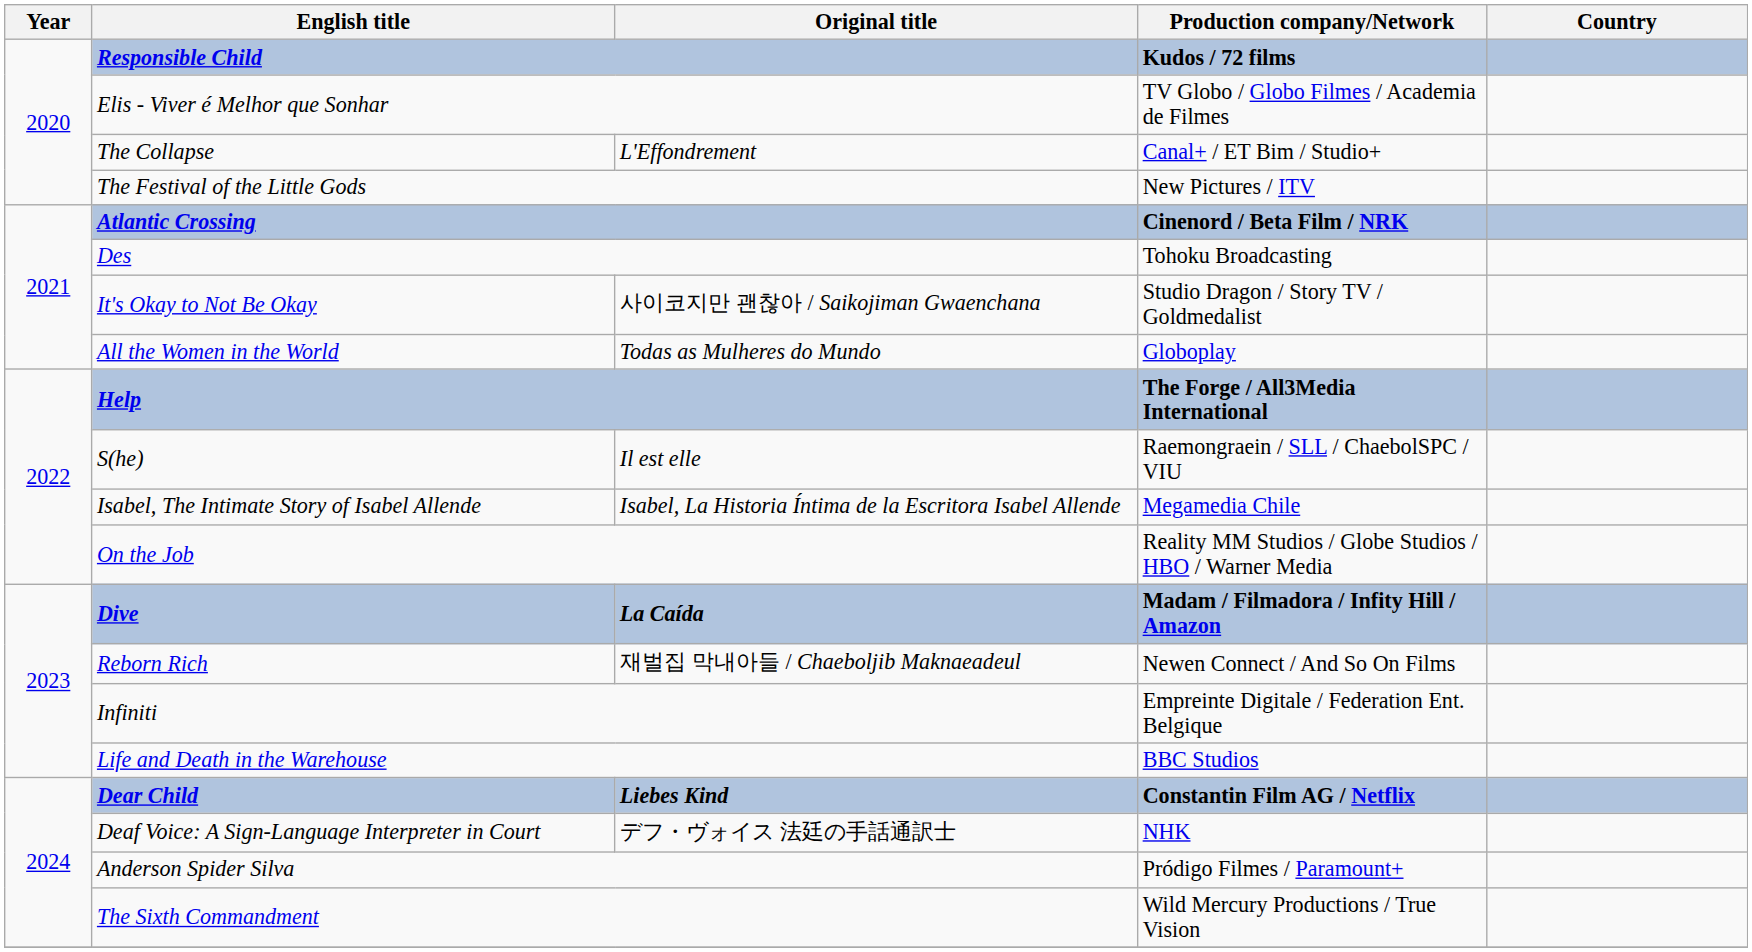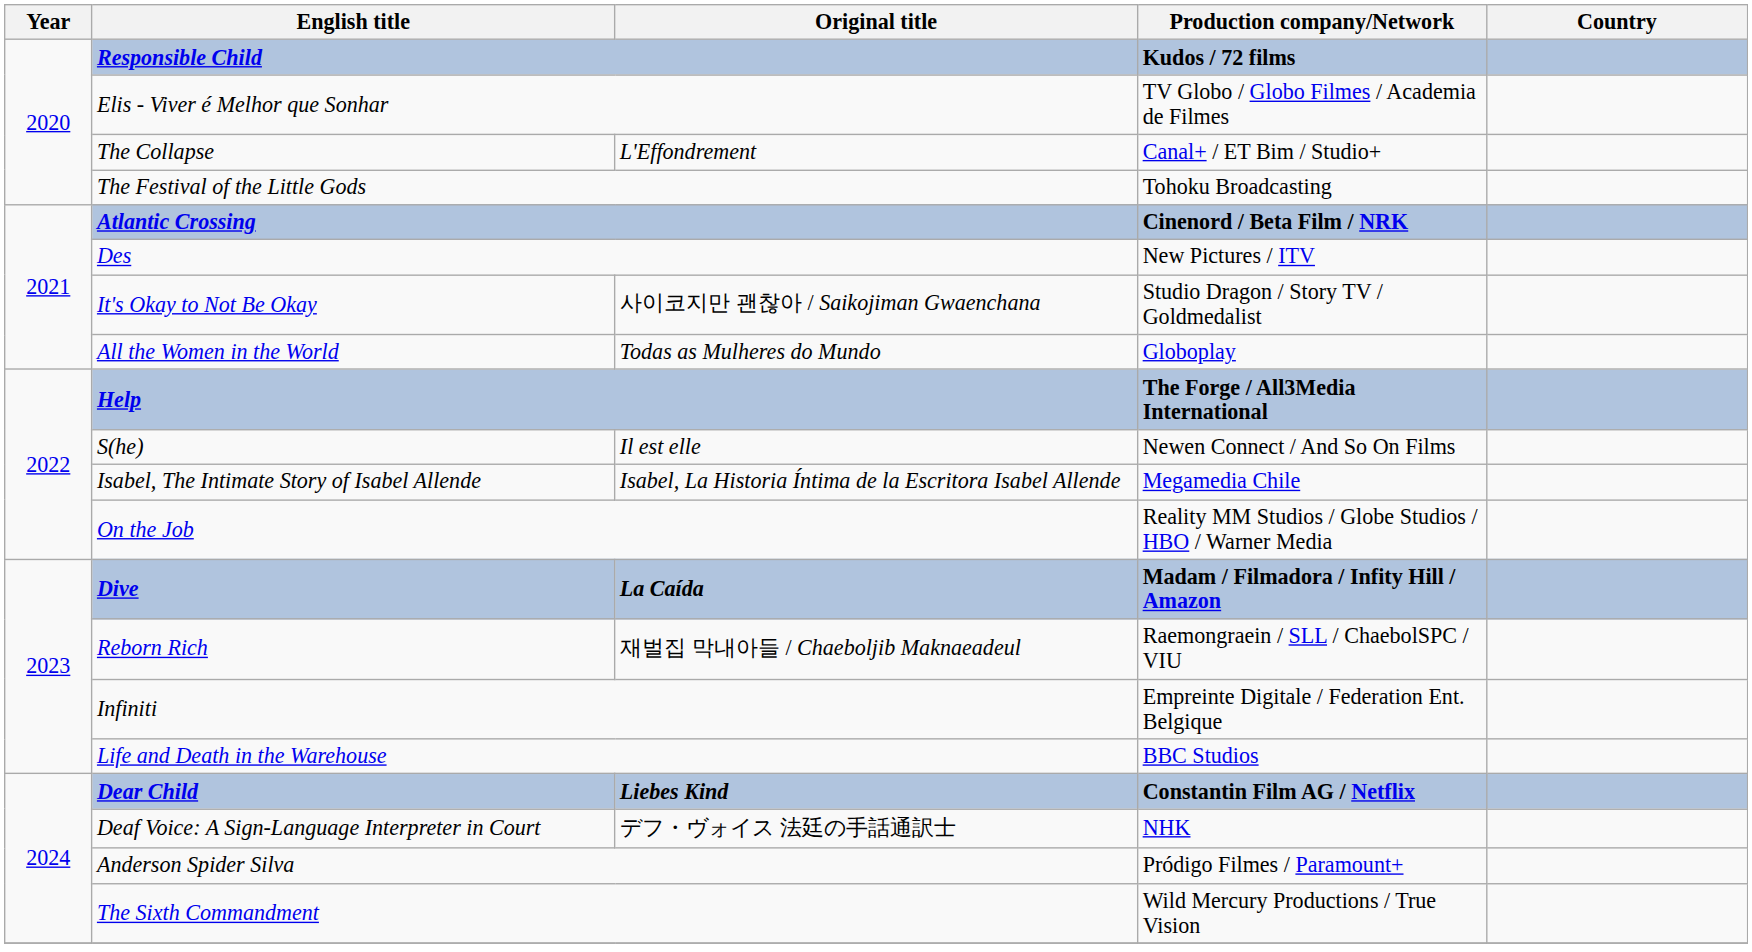(1229, 186) New Pictures / ITV -> (1237, 186) Tohoku Broadcasting
(1237, 256) Tohoku Broadcasting -> (1229, 256) New Pictures / ITV
(1306, 459) Raemongraein / SLL / ChaebolSPC / VIU -> (1299, 446) Newen Connect / And So On Films
(1299, 663) Newen Connect / And So On Films -> (1306, 648) Raemongraein / SLL / ChaebolSPC / VIU
